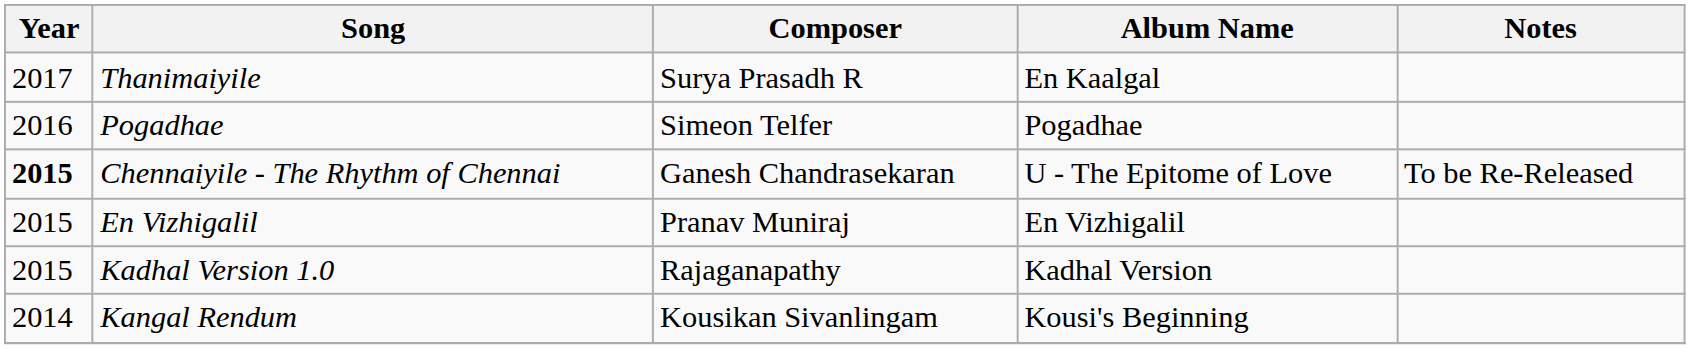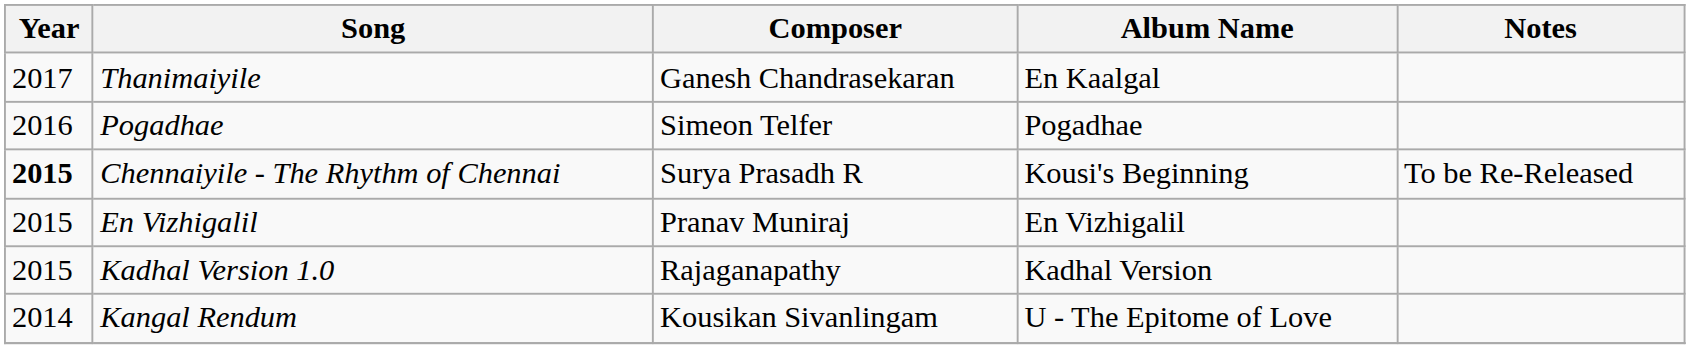(761, 76) Surya Prasadh R -> (807, 76) Ganesh Chandrasekaran
(807, 173) Ganesh Chandrasekaran -> (761, 173) Surya Prasadh R
(1178, 173) U - The Epitome of Love -> (1136, 173) Kousi's Beginning
(1136, 317) Kousi's Beginning -> (1178, 317) U - The Epitome of Love
